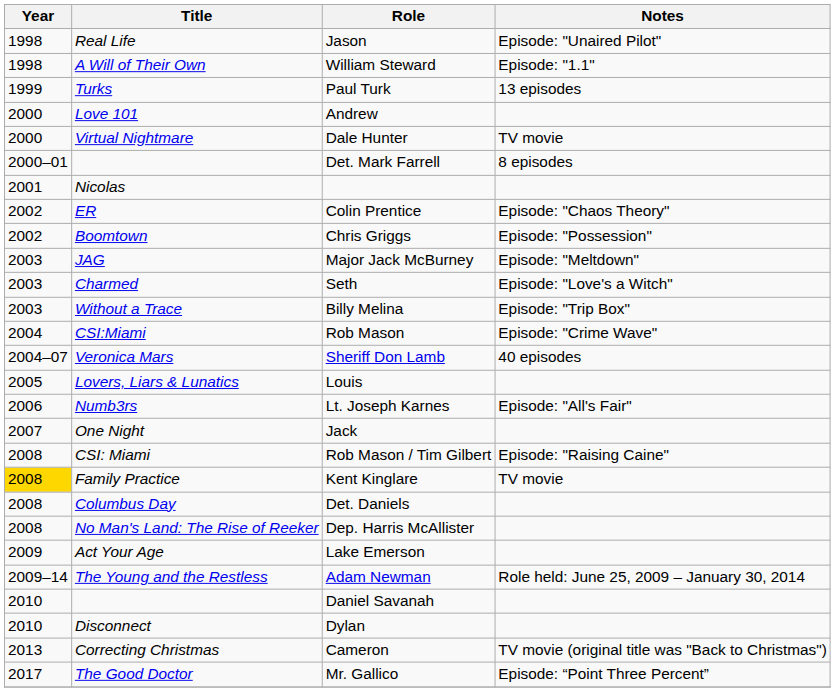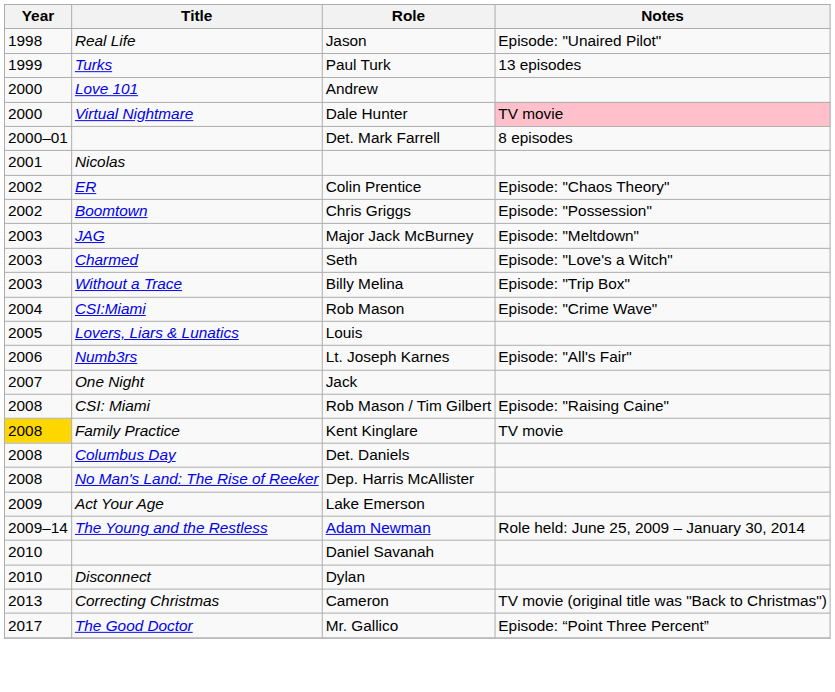- row: (140, 65)
(531, 138) no background -> (531, 114) pink background
- row: (124, 357)
